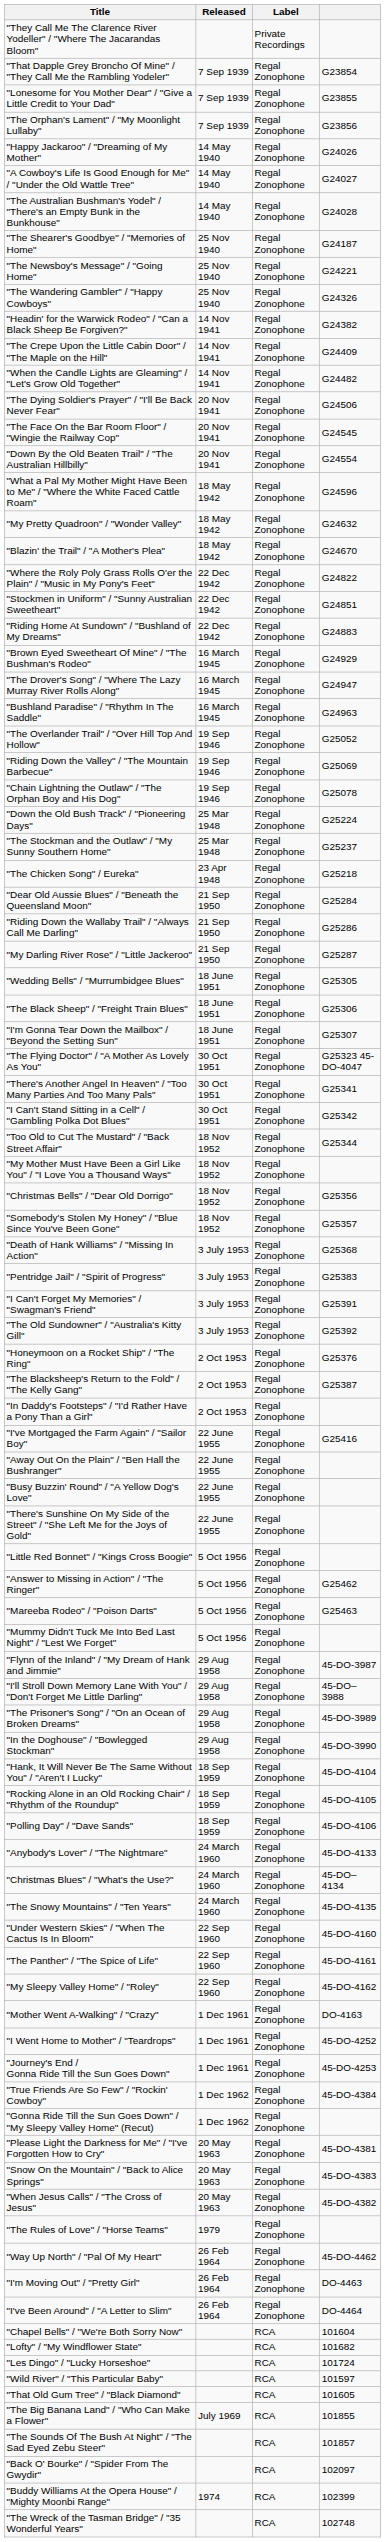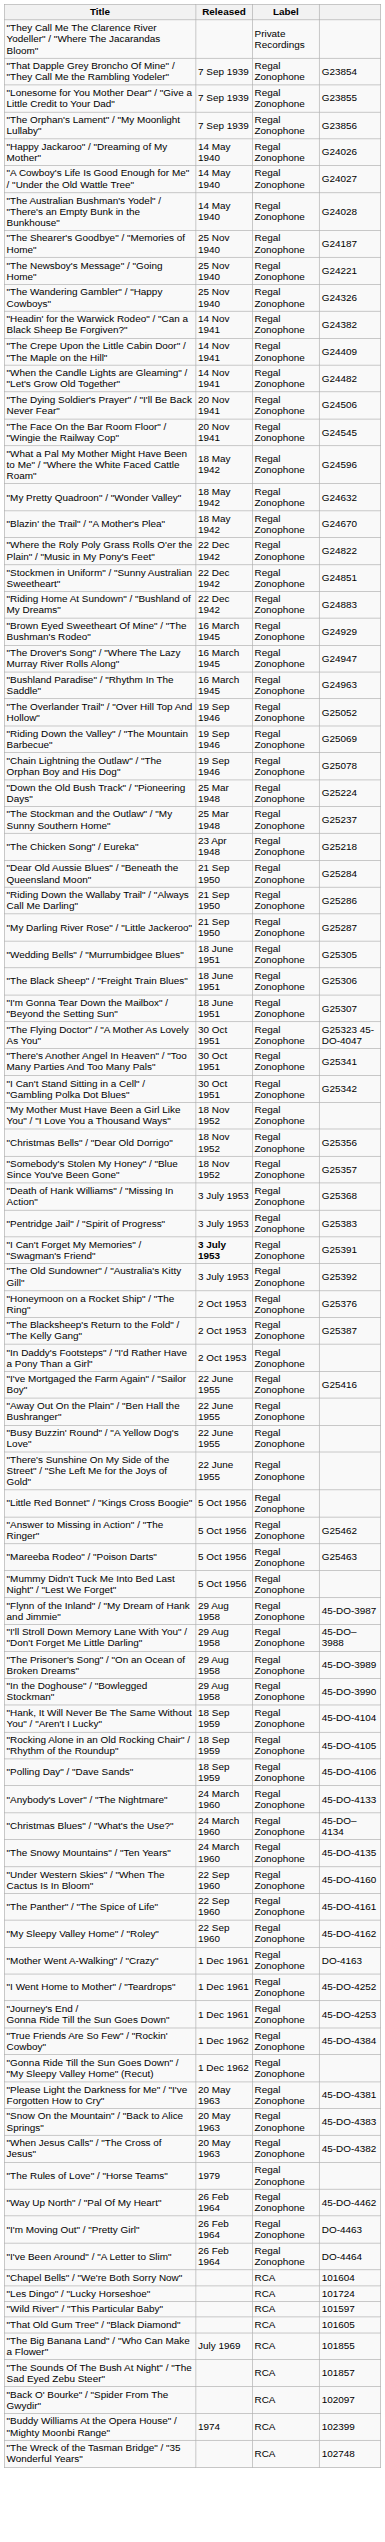- row: (90, 459)
- row: (88, 1142)
(223, 1304) normal -> (212, 1250) bold
- row: (74, 2347)
